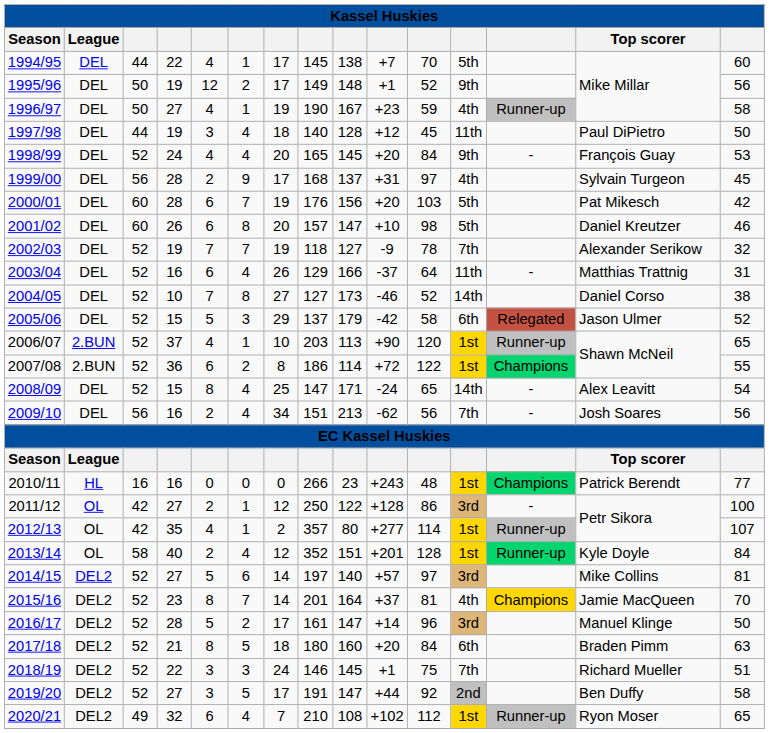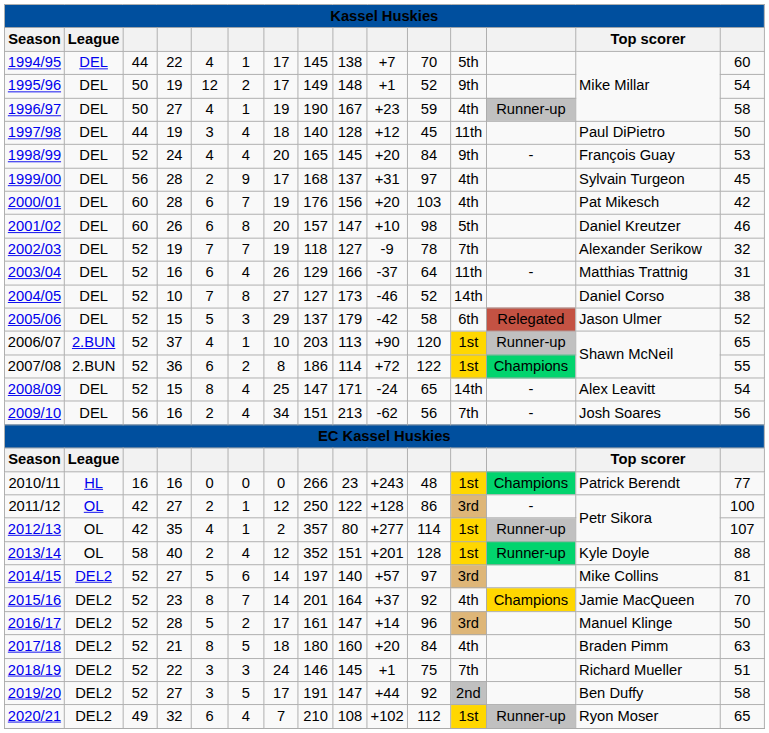(742, 86) 56 -> (742, 86) 54
(468, 202) 5th -> (468, 202) 4th
(742, 553) 84 -> (742, 553) 88
(429, 599) 81 -> (429, 599) 92
(468, 646) 6th -> (468, 646) 4th
